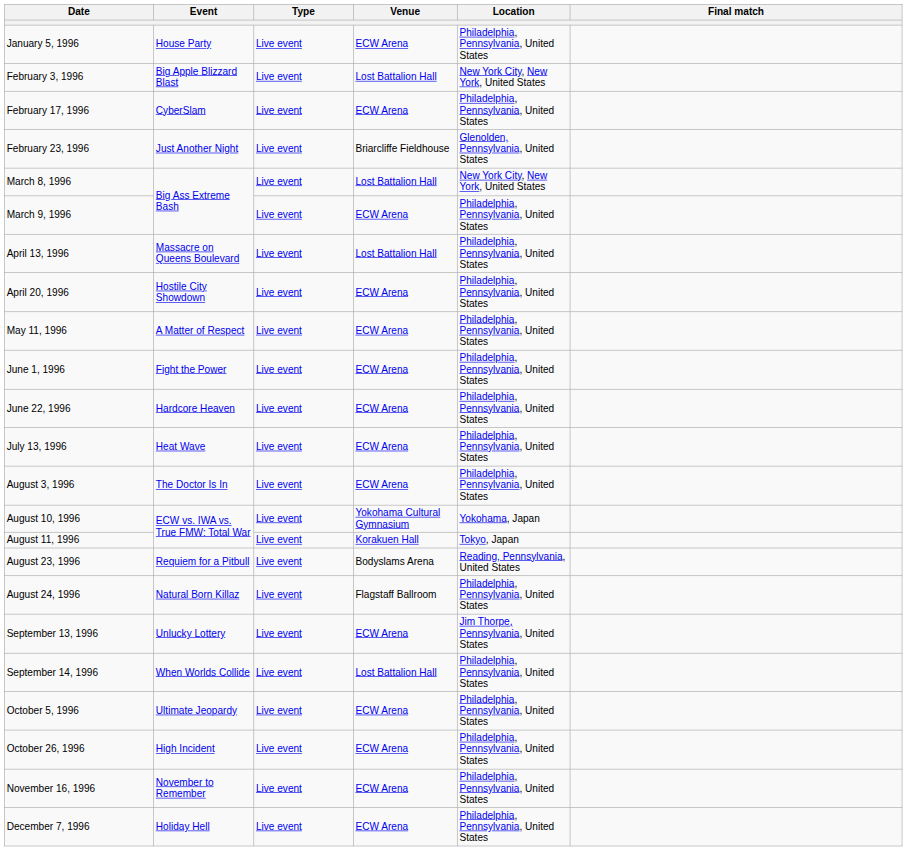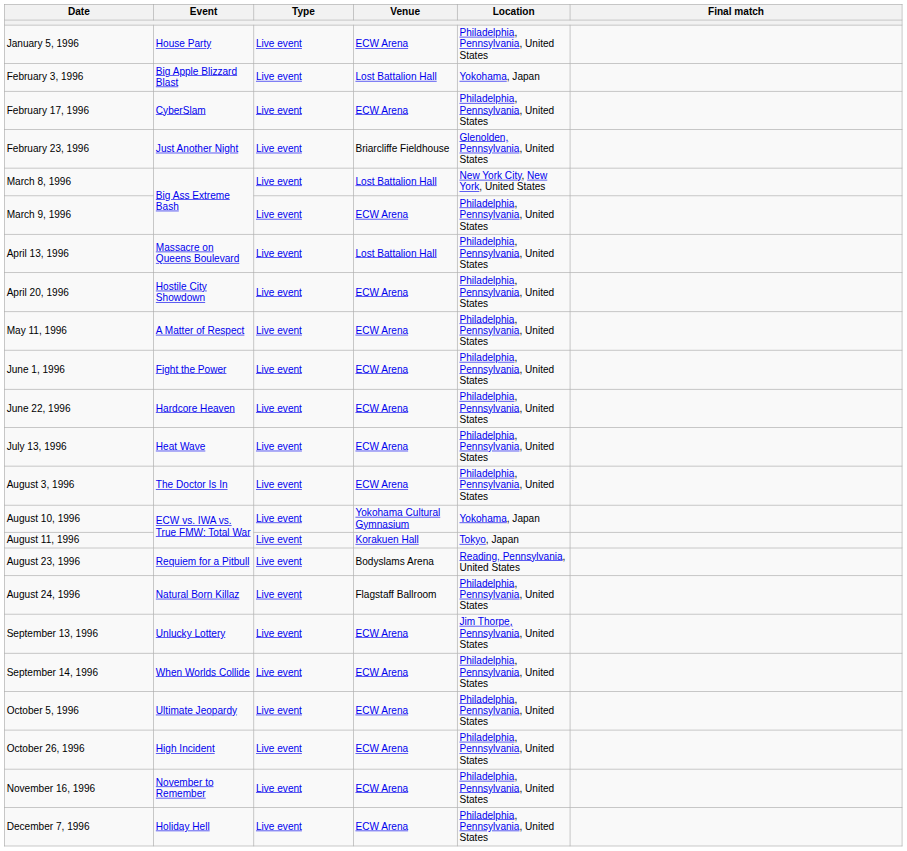(503, 77) New York City, New York, United States -> (500, 77) Yokohama, Japan
(396, 672) Lost Battalion Hall -> (382, 672) ECW Arena
